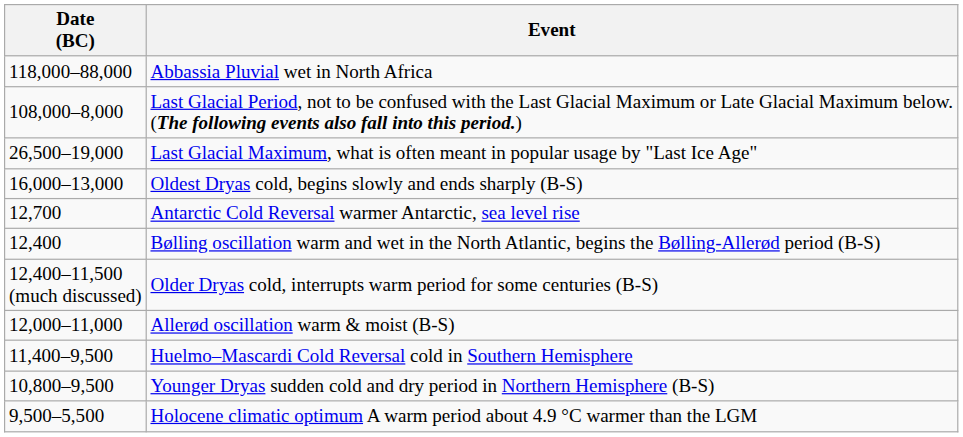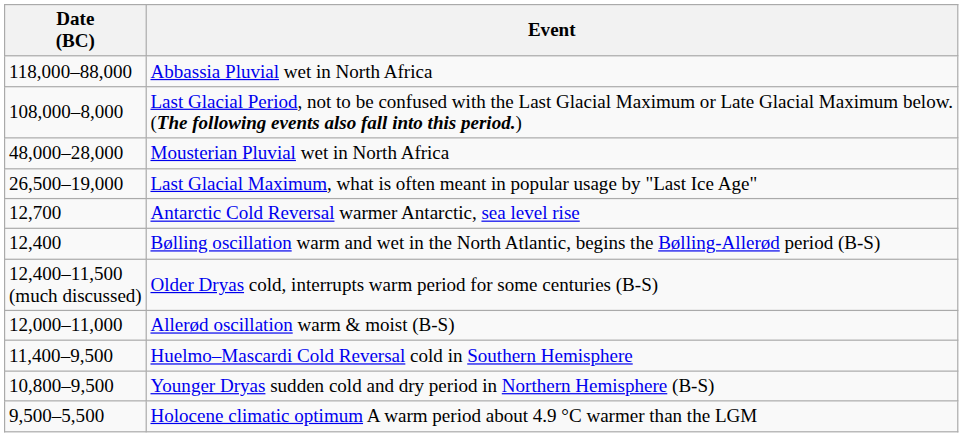+ row: (300, 153)
- row: (367, 183)
